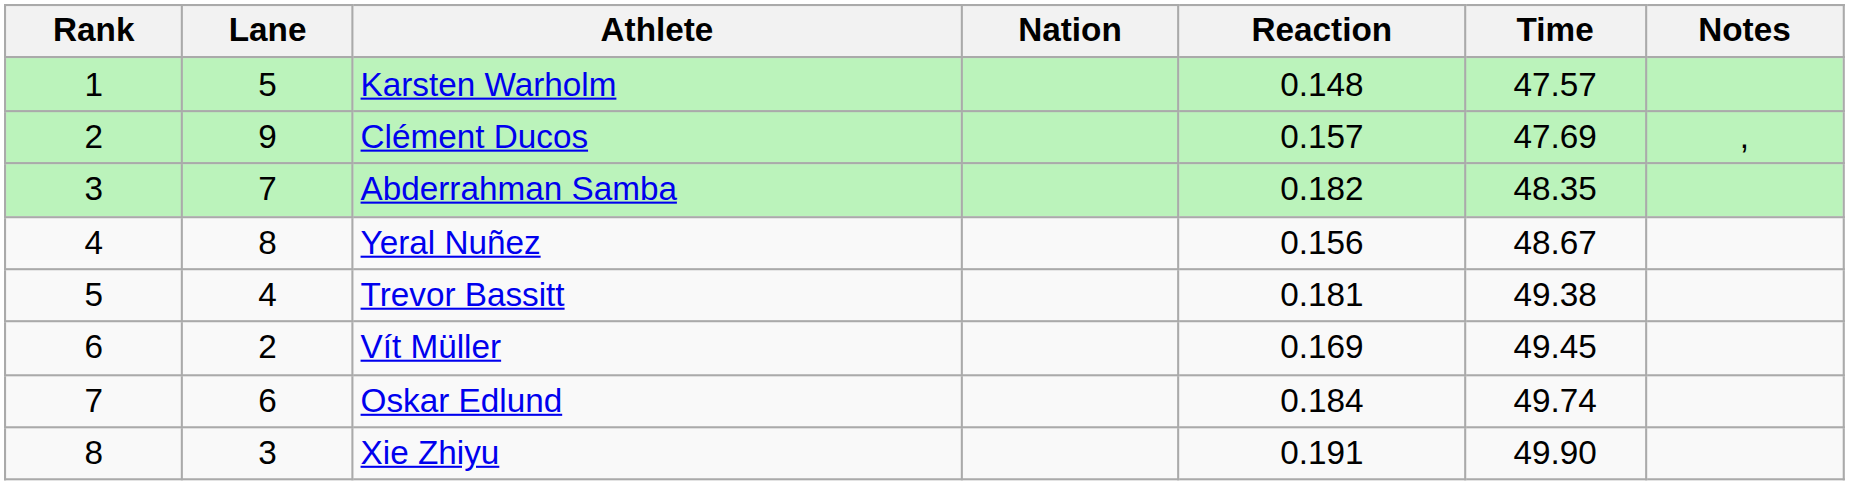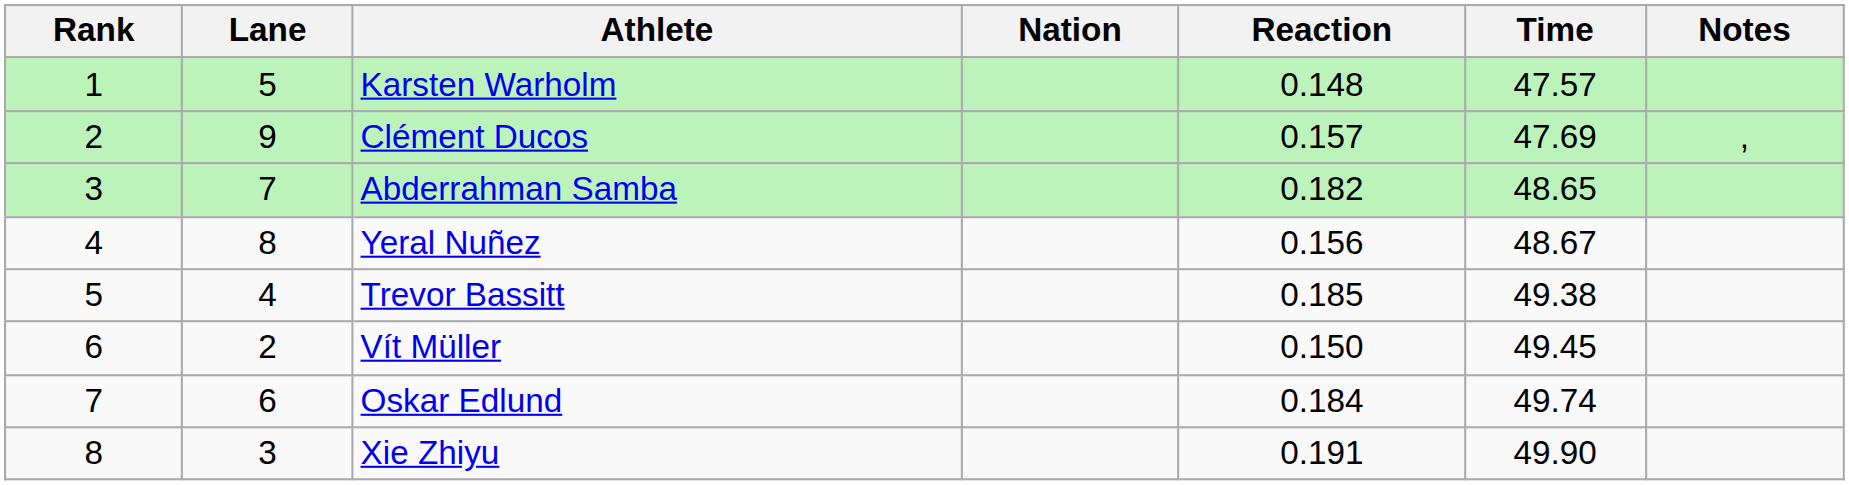(1555, 189) 48.35 -> (1555, 189) 48.65
(1322, 294) 0.181 -> (1322, 294) 0.185
(1322, 347) 0.169 -> (1322, 347) 0.150
